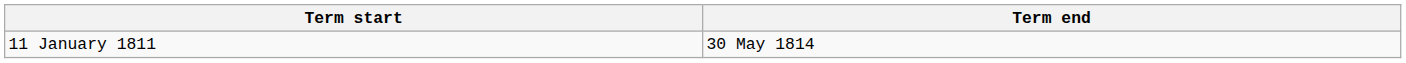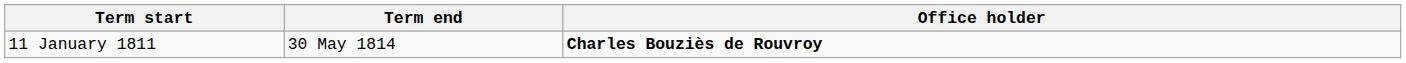+ column: (982, 18)
